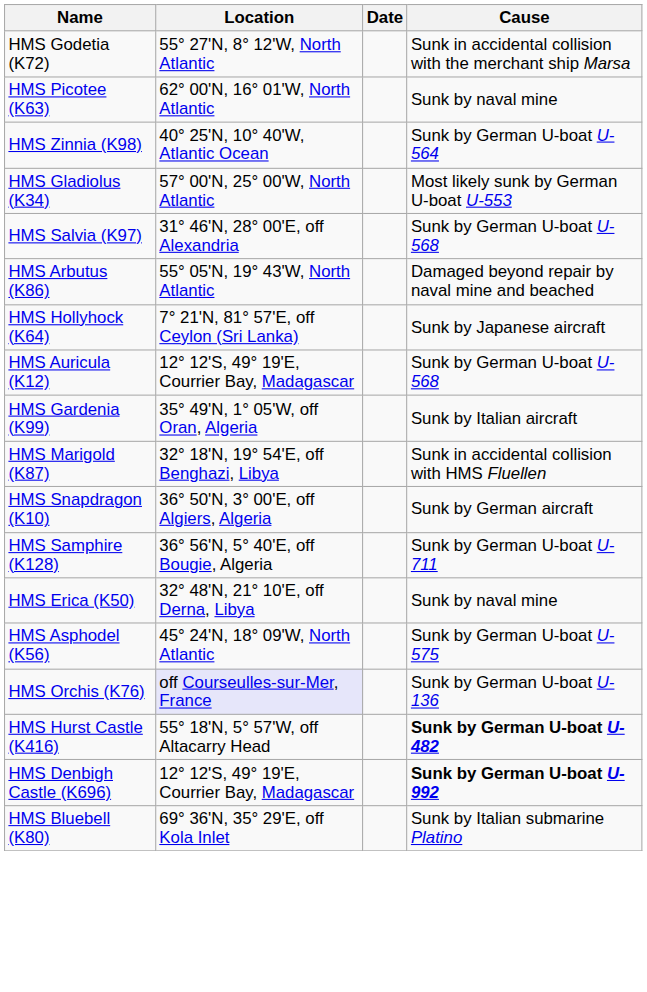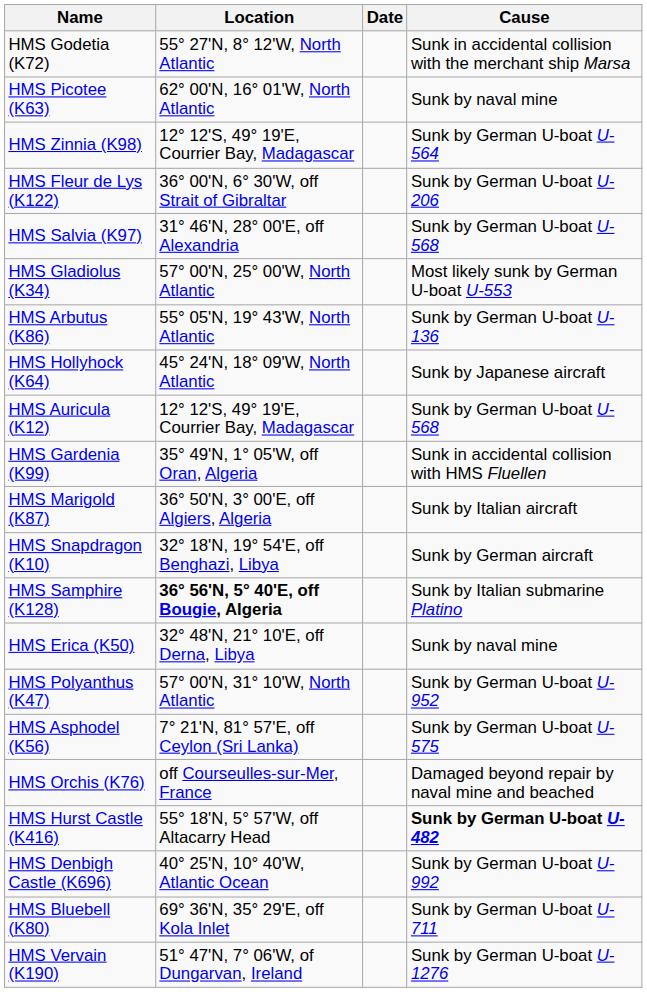(232, 145) 40° 25'N, 10° 40'W, Atlantic Ocean -> (257, 145) 12° 12'S, 49° 19'E, Courrier Bay, Madagascar
+ row: (75, 190)
rows swapped: (64, 190) <-> (75, 236)
(512, 281) Damaged beyond repair by naval mine and beached -> (513, 327) Sunk by German U-boat U-136
(237, 327) 7° 21'N, 81° 57'E, off Ceylon (Sri Lanka) -> (255, 372) 45° 24'N, 18° 09'W, North Atlantic
(494, 418) Sunk by Italian aircraft -> (511, 463) Sunk in accidental collision with HMS Fluellen
(242, 463) 32° 18'N, 19° 54'E, off Benghazi, Libya -> (237, 509) 36° 50'N, 3° 00'E, off Algiers, Algeria
(511, 463) Sunk in accidental collision with HMS Fluellen -> (494, 509) Sunk by Italian aircraft
(237, 509) 36° 50'N, 3° 00'E, off Algiers, Algeria -> (242, 554) 32° 18'N, 19° 54'E, off Benghazi, Libya
(237, 554) normal -> (239, 600) bold
(513, 554) Sunk by German U-boat U-711 -> (508, 600) Sunk by Italian submarine Platino
+ row: (71, 691)
(255, 645) 45° 24'N, 18° 09'W, North Atlantic -> (237, 737) 7° 21'N, 81° 57'E, off Ceylon (Sri Lanka)
(249, 691) lavender background -> (249, 782) no background
(513, 691) Sunk by German U-boat U-136 -> (512, 782) Damaged beyond repair by naval mine and beached
(257, 782) 12° 12'S, 49° 19'E, Courrier Bay, Madagascar -> (232, 873) 40° 25'N, 10° 40'W, Atlantic Ocean
(518, 782) bold -> (513, 873) normal
(508, 828) Sunk by Italian submarine Platino -> (513, 919) Sunk by German U-boat U-711
+ row: (57, 964)
